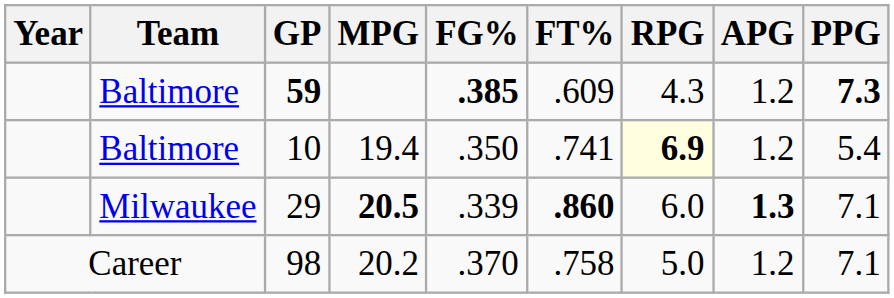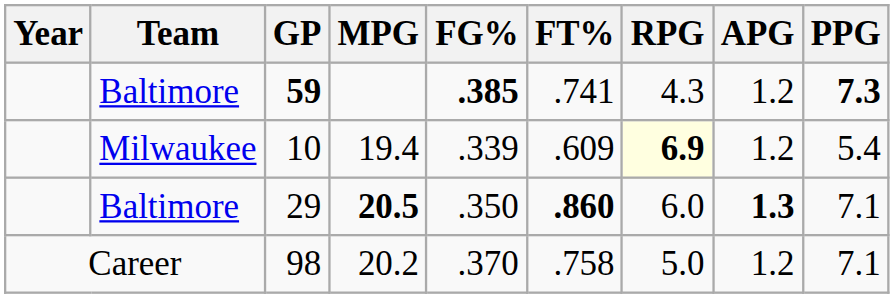(584, 91) .609 -> (584, 91) .741
(169, 148) Baltimore -> (178, 148) Milwaukee
(488, 148) .350 -> (488, 148) .339
(584, 148) .741 -> (584, 148) .609
(178, 206) Milwaukee -> (169, 206) Baltimore
(488, 206) .339 -> (488, 206) .350
